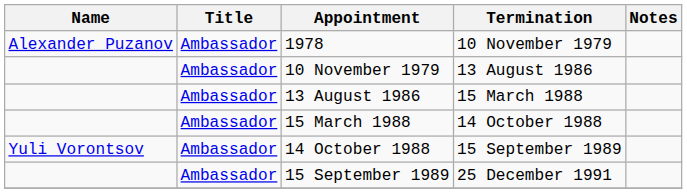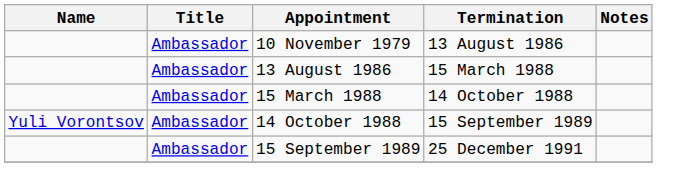- row: (304, 44)
